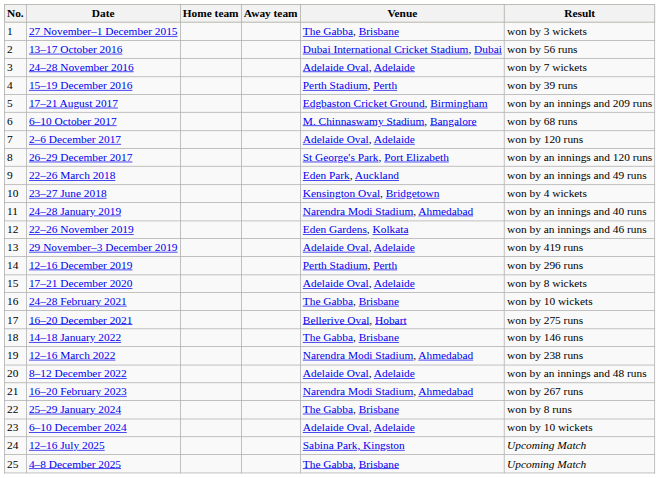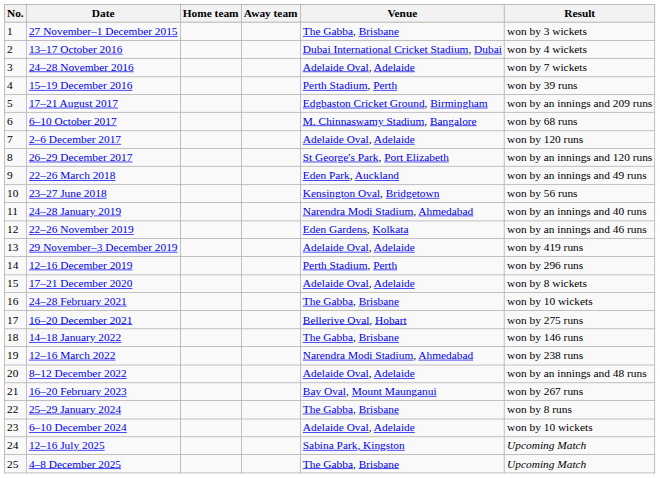(542, 49) won by 56 runs -> (547, 49) won by 4 wickets
(547, 193) won by 4 wickets -> (542, 193) won by 56 runs
(388, 391) Narendra Modi Stadium, Ahmedabad -> (370, 391) Bay Oval, Mount Maunganui
